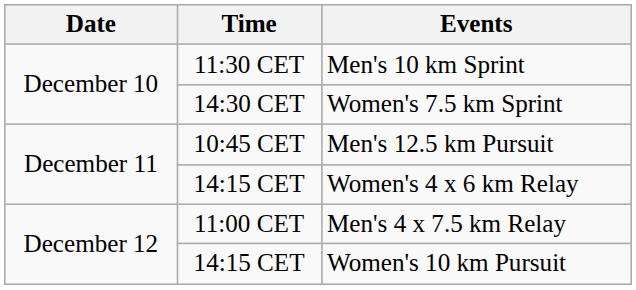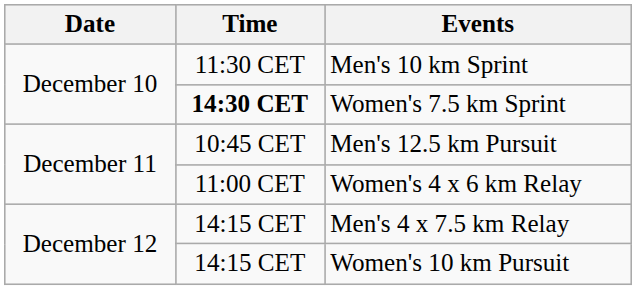(249, 104) normal -> (250, 104) bold
(249, 183) 14:15 CET -> (250, 183) 11:00 CET
(249, 223) 11:00 CET -> (250, 223) 14:15 CET
